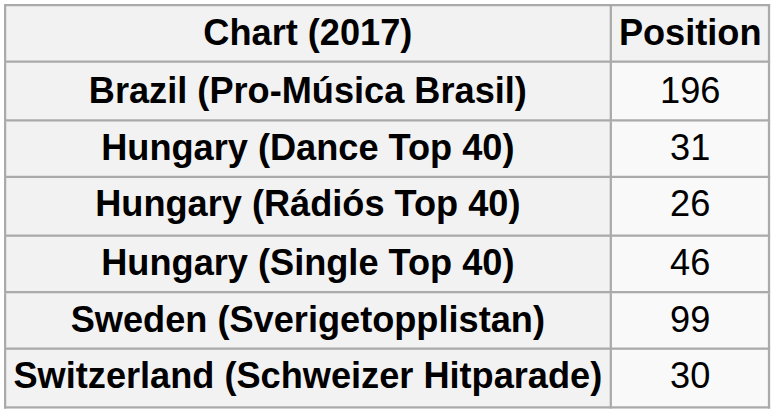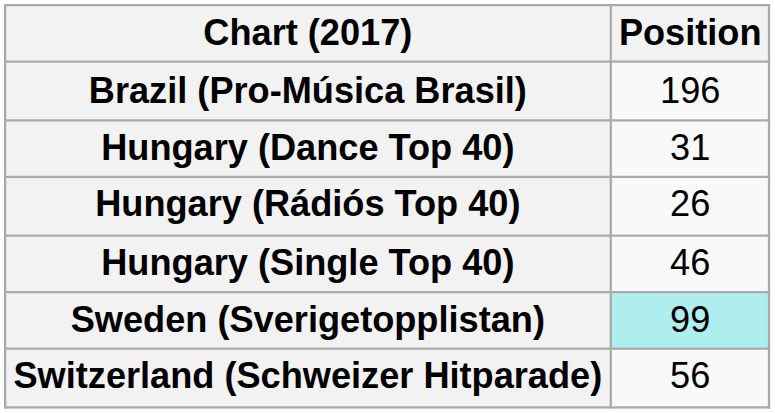(690, 319) no background -> (690, 319) paleturquoise background
(690, 377) 30 -> (690, 377) 56
